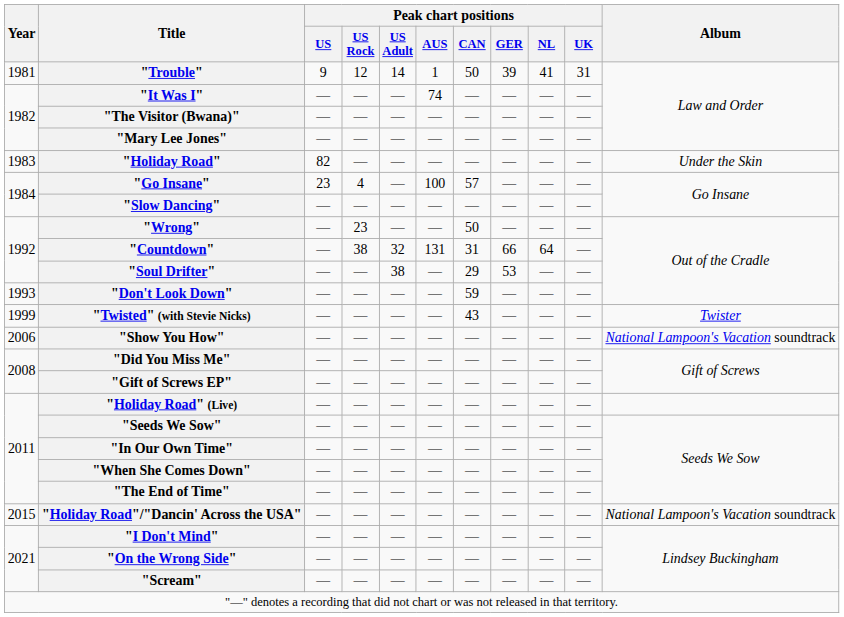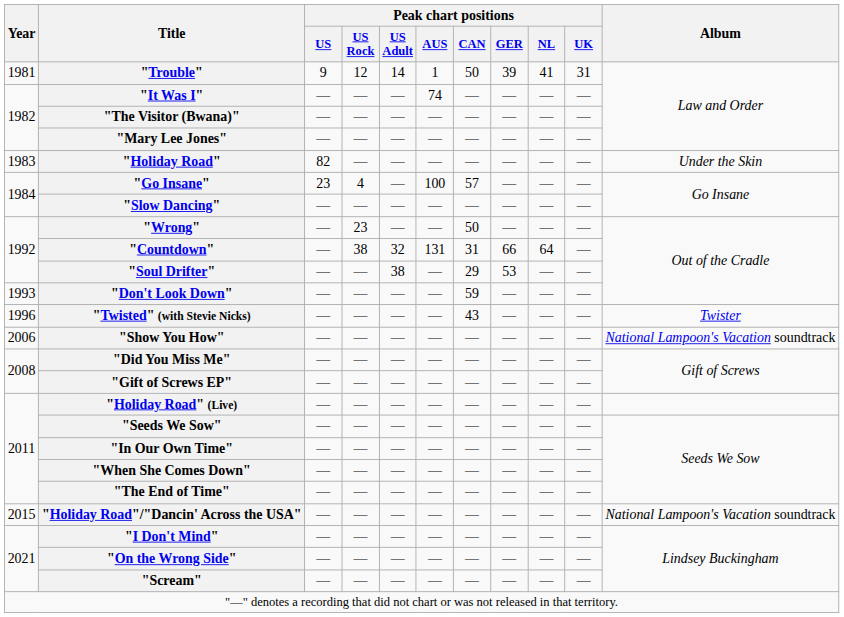(22, 315) 1999 -> (22, 315) 1996
